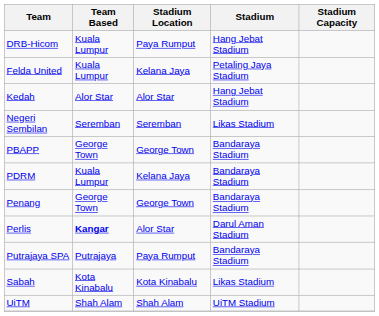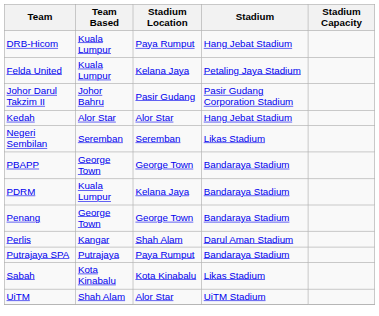+ row: (32, 97)
(92, 229) bold -> (94, 239) normal
(155, 229) Alor Star -> (159, 239) Shah Alam
(160, 303) Shah Alam -> (154, 296) Alor Star
